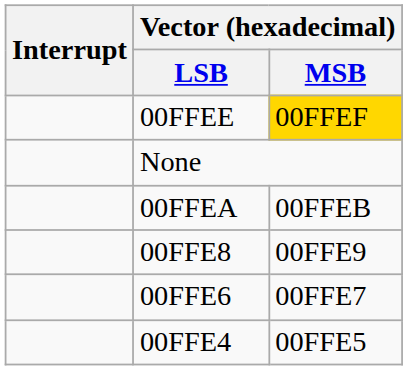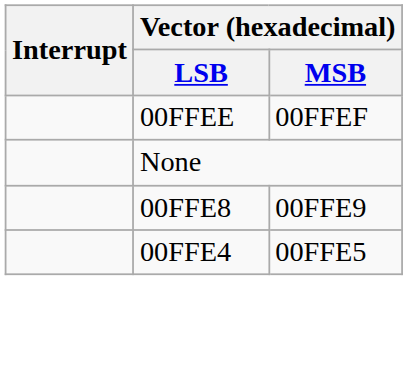(322, 117) gold background -> (322, 117) no background
- row: (189, 206)
- row: (186, 296)
